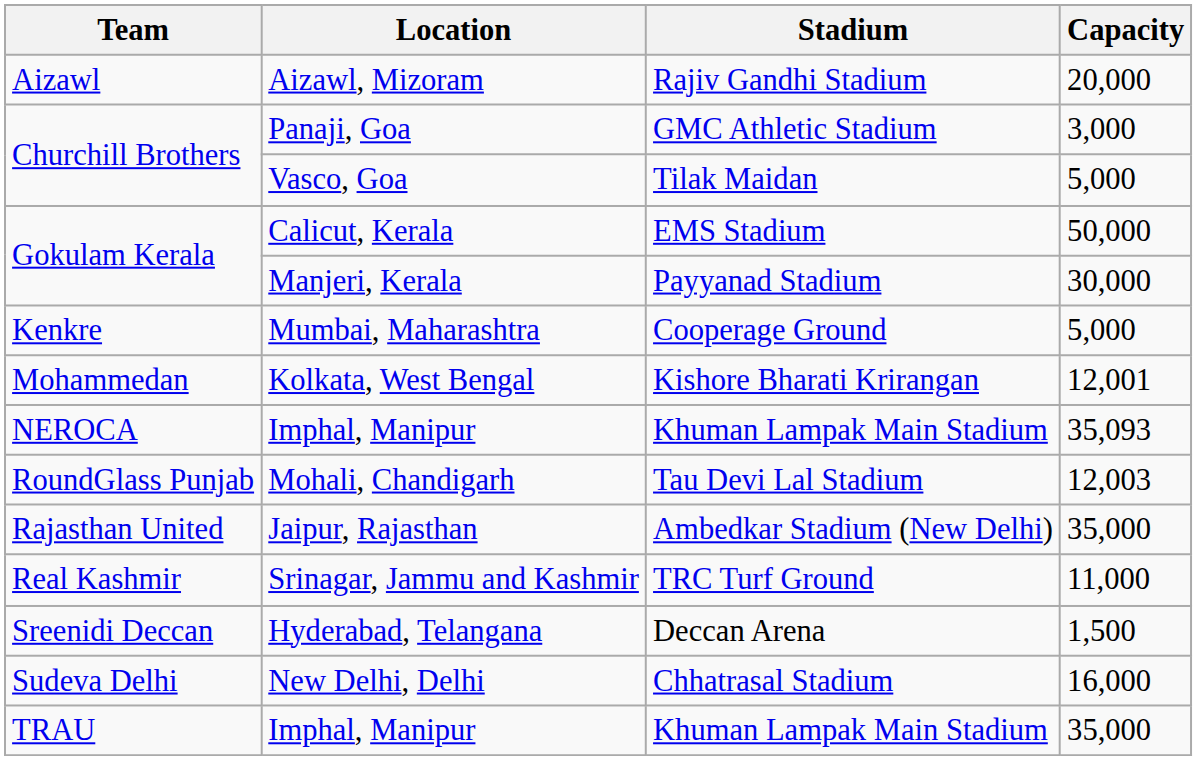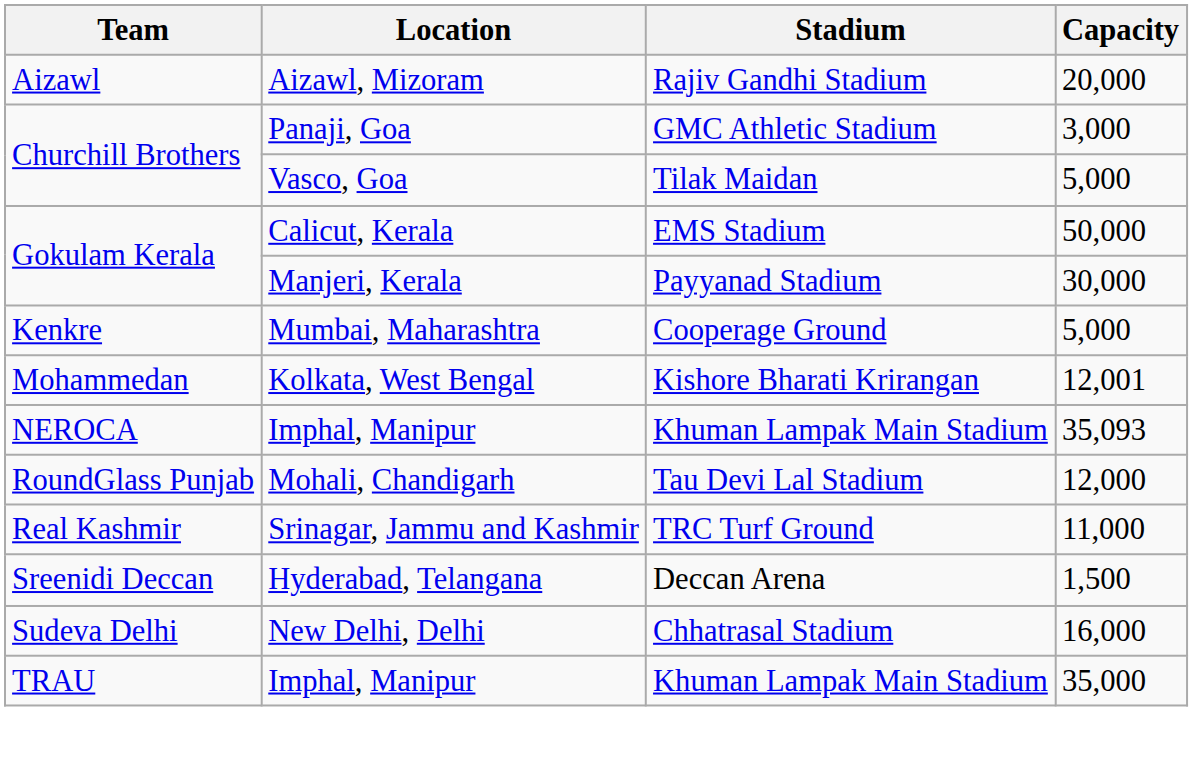(1109, 479) 12,003 -> (1104, 479) 12,000
- row: (118, 529)
